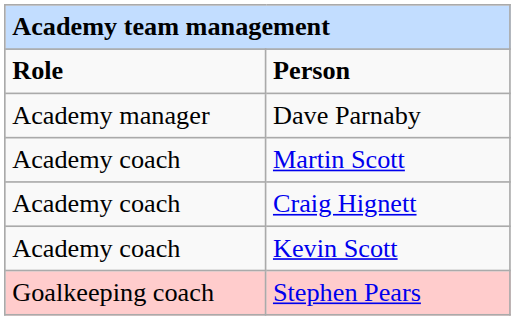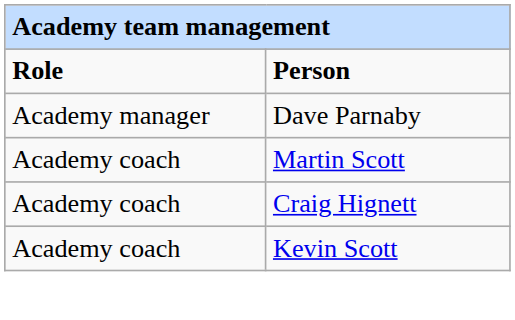- row: (347, 292)
